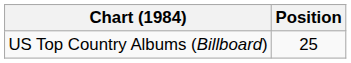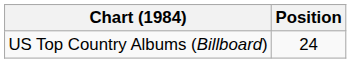(309, 44) 25 -> (309, 44) 24
